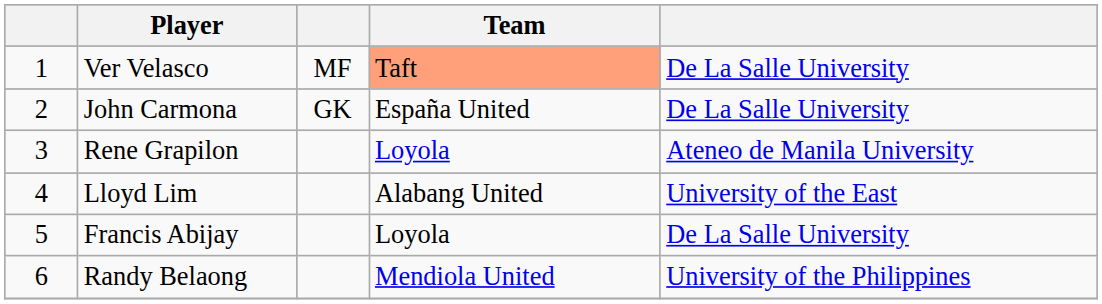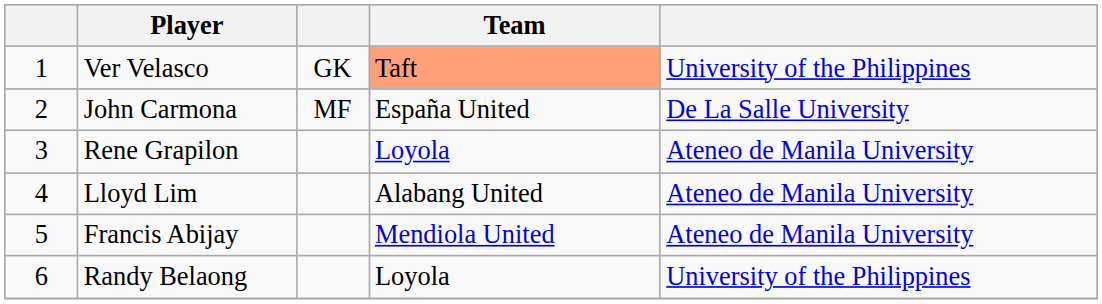(332, 67) MF -> (332, 67) GK
(788, 67) De La Salle University -> (818, 67) University of the Philippines
(332, 109) GK -> (332, 109) MF
(782, 192) University of the East -> (820, 192) Ateneo de Manila University
(412, 234) Loyola -> (465, 234) Mendiola United
(788, 234) De La Salle University -> (820, 234) Ateneo de Manila University
(465, 276) Mendiola United -> (412, 276) Loyola
